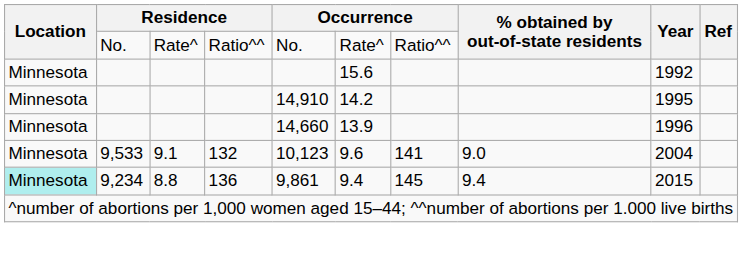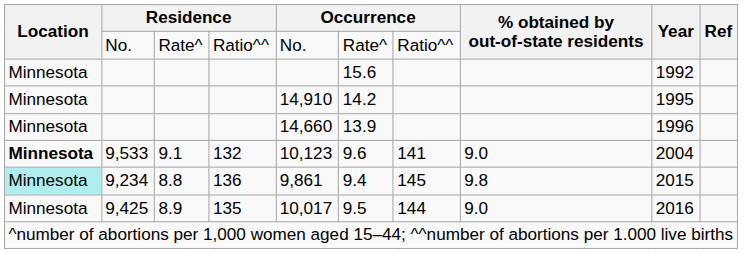(48, 153) normal -> (51, 153) bold
(474, 180) 9.4 -> (476, 180) 9.8
+ row: (127, 208)
